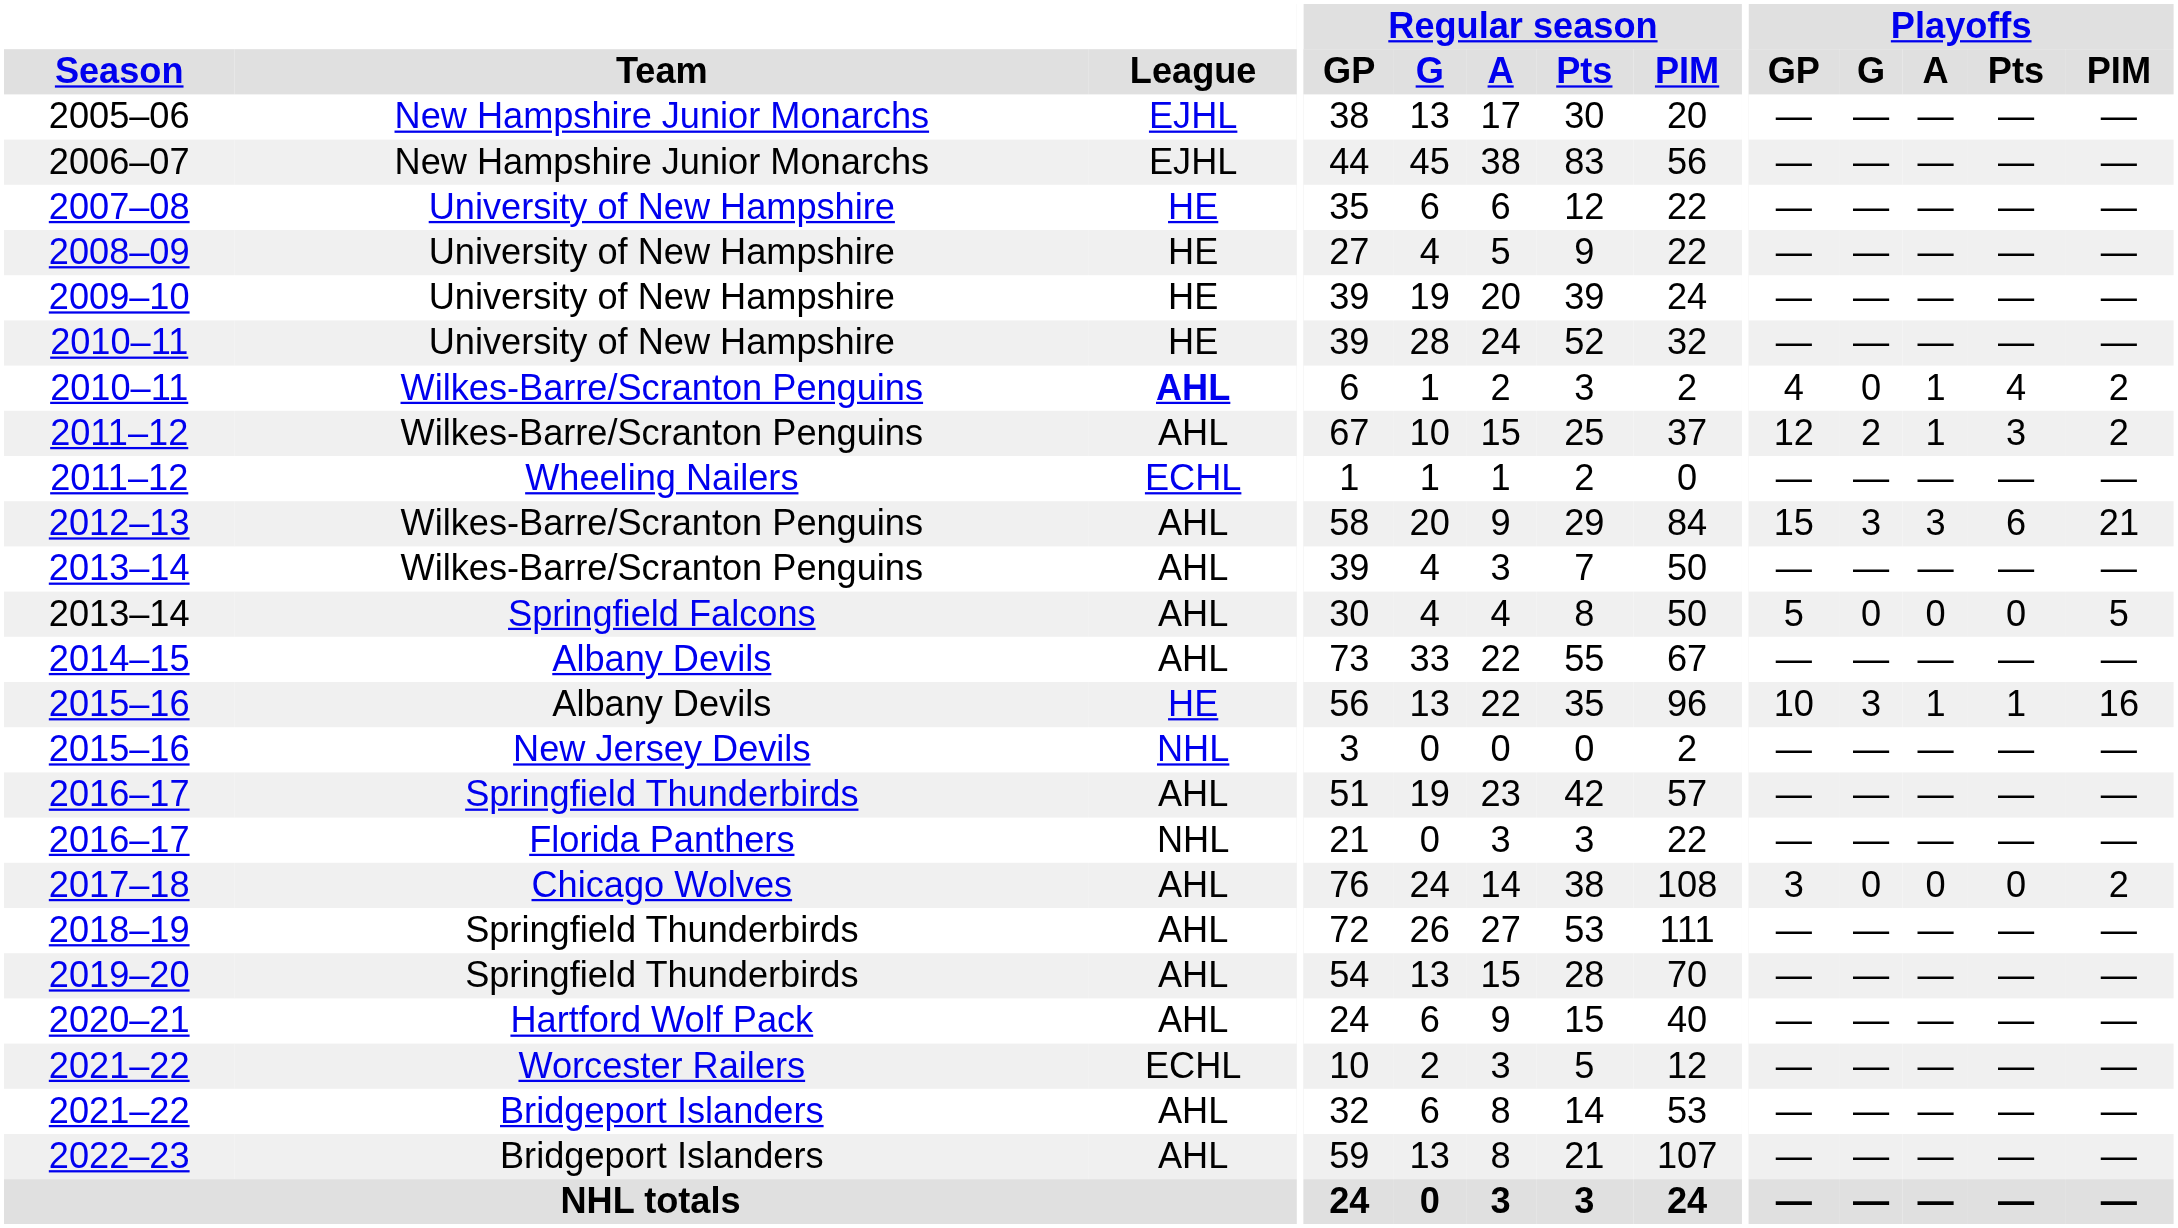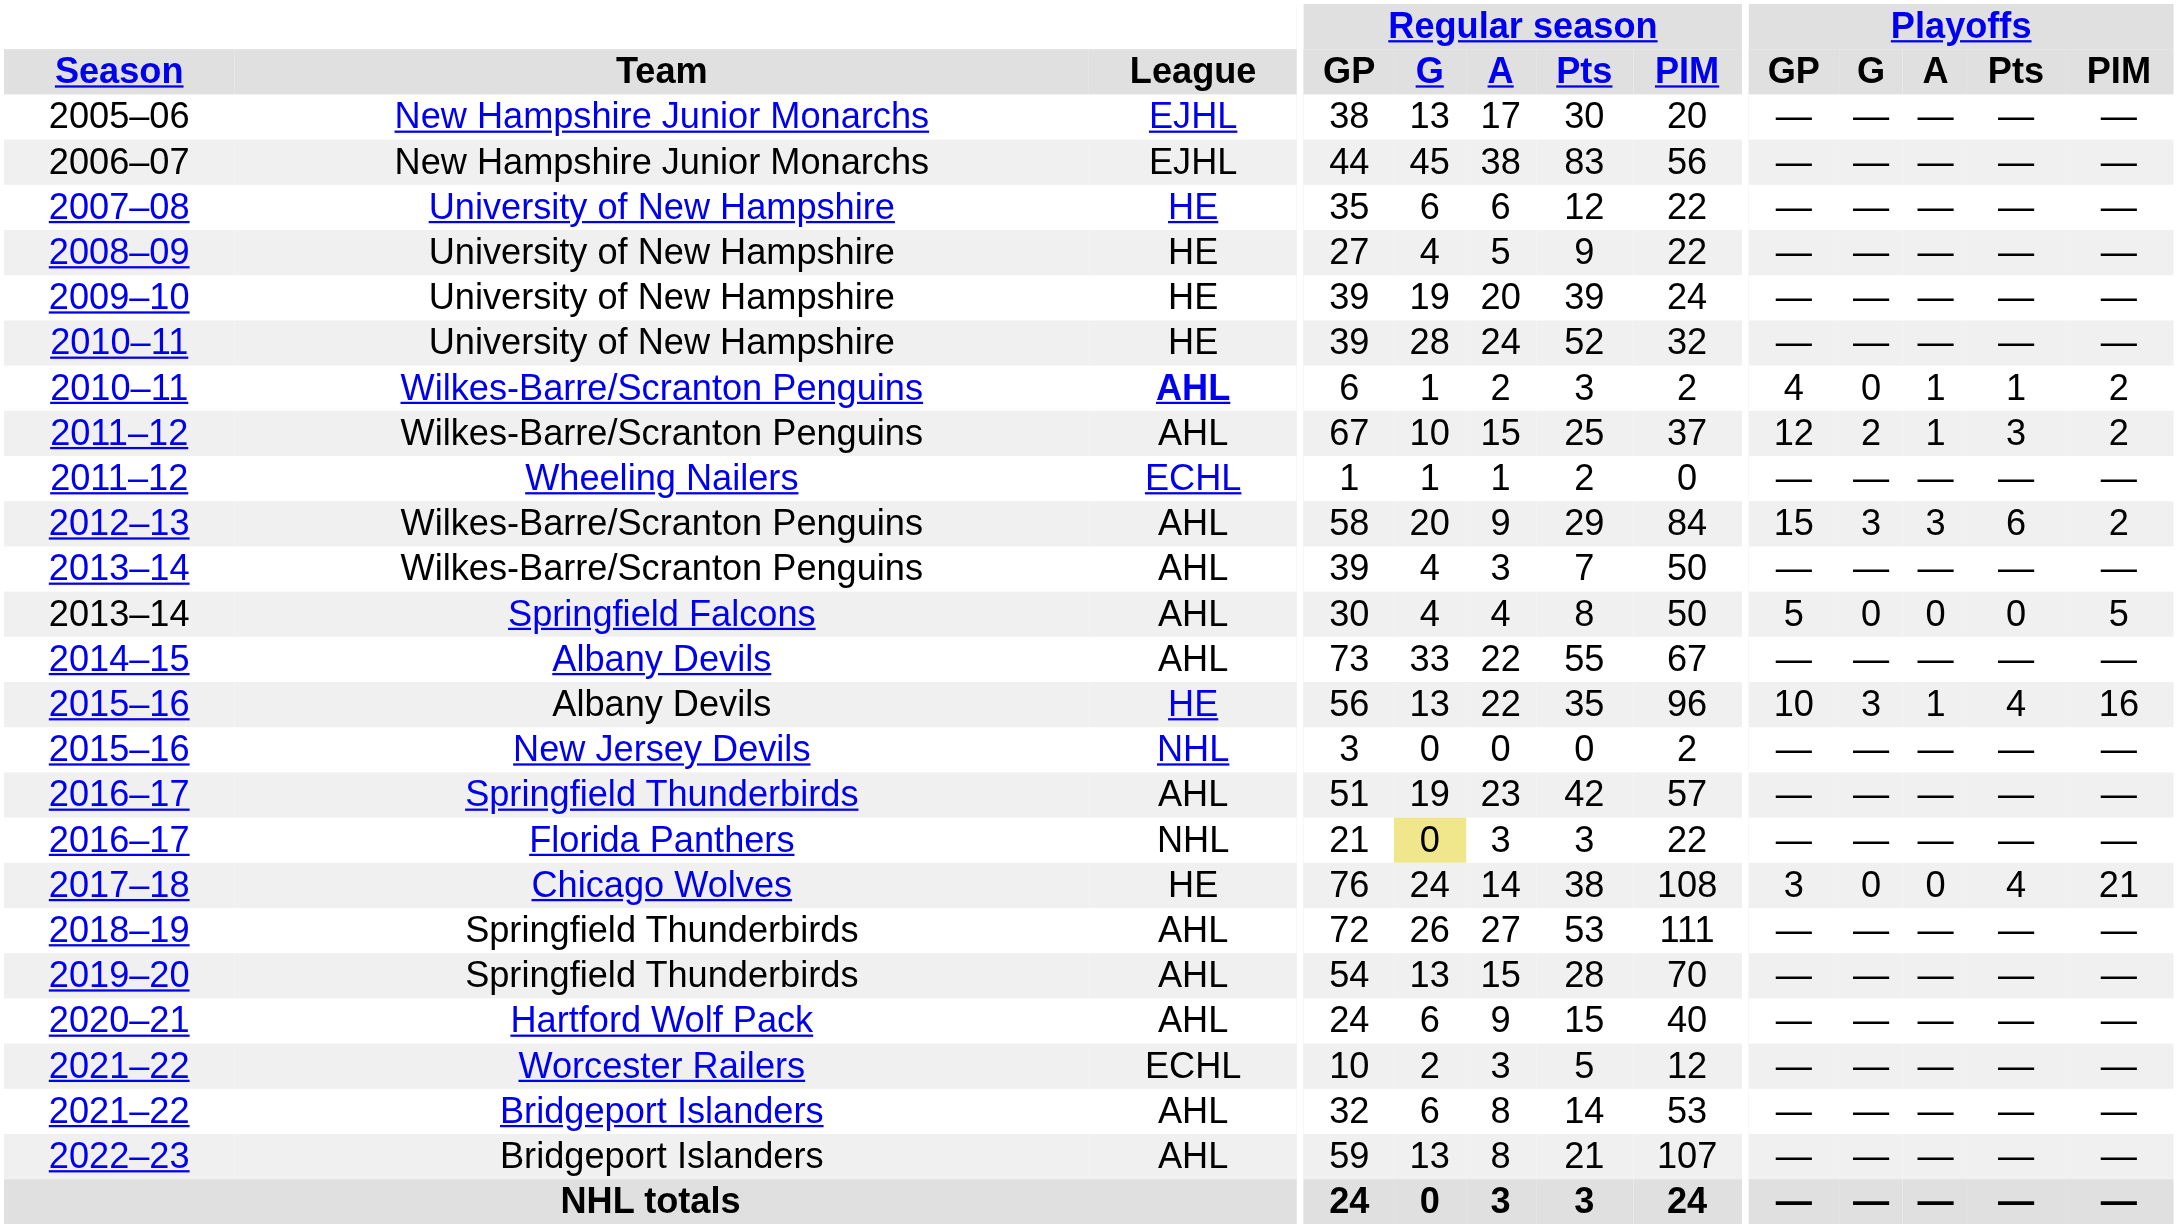(2016, 387) 4 -> (2016, 387) 1
(2119, 523) 21 -> (2119, 523) 2
(2016, 703) 1 -> (2016, 703) 4
(1430, 839) no background -> (1430, 839) khaki background
(1193, 884) AHL -> (1193, 884) HE
(2016, 884) 0 -> (2016, 884) 4
(2119, 884) 2 -> (2119, 884) 21
